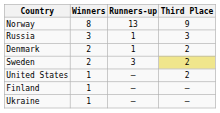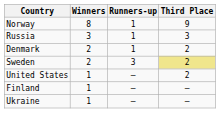(133, 24) 13 -> (133, 24) 1
